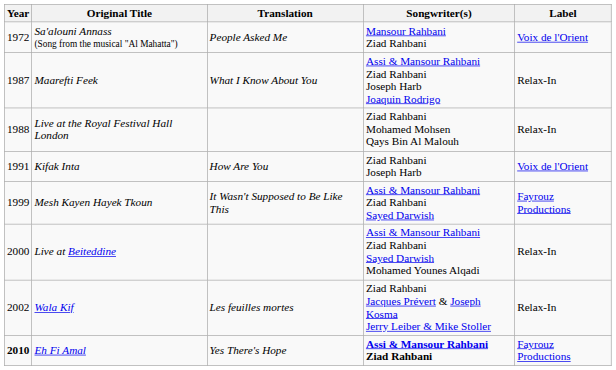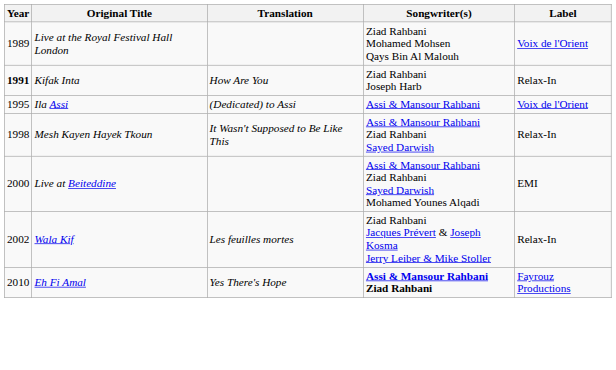- row: (106, 37)
- row: (66, 80)
(18, 129) 1988 -> (18, 43) 1989
(537, 129) Relax-In -> (553, 43) Voix de l'Orient
(18, 166) normal -> (18, 80) bold
(553, 166) Voix de l'Orient -> (537, 80) Relax-In
+ row: (51, 104)
(18, 202) 1999 -> (18, 134) 1998
(544, 202) Fayrouz Productions -> (537, 134) Relax-In
(537, 252) Relax-In -> (527, 184) EMI
(18, 350) bold -> (18, 282) normal
